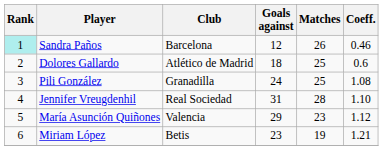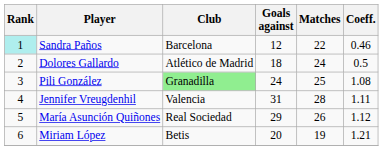(320, 44) 26 -> (320, 44) 22
(320, 63) 25 -> (320, 63) 24
(361, 63) 0.6 -> (361, 63) 0.5
(190, 81) no background -> (190, 81) lightgreen background
(199, 99) Real Sociedad -> (185, 99) Valencia
(361, 99) 1.10 -> (361, 99) 1.11
(185, 117) Valencia -> (199, 117) Real Sociedad
(320, 117) 23 -> (320, 117) 26
(276, 136) 23 -> (276, 136) 20
